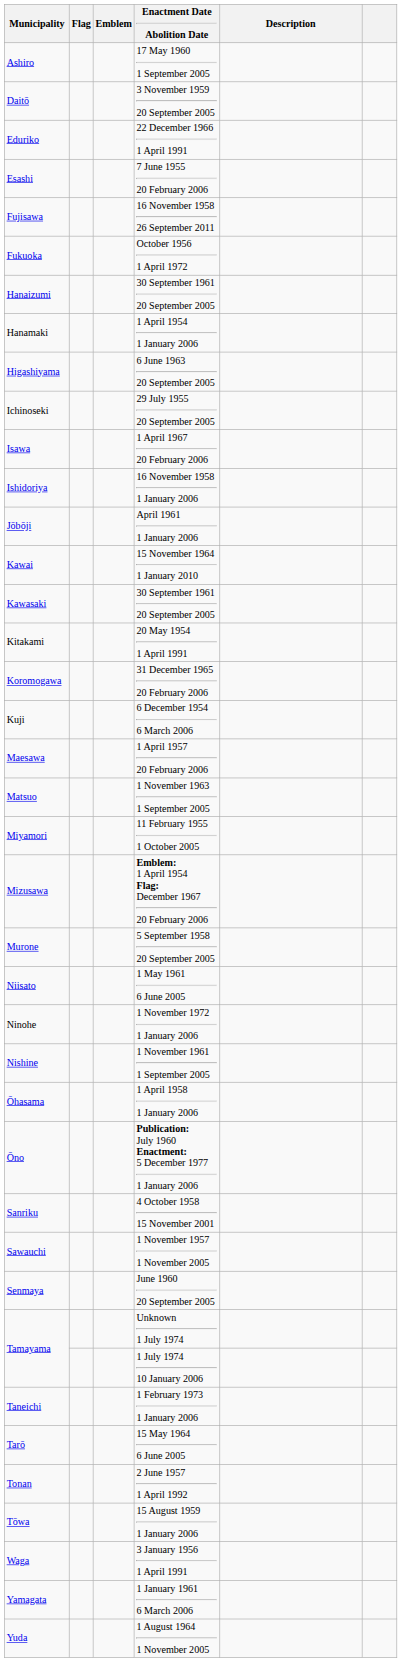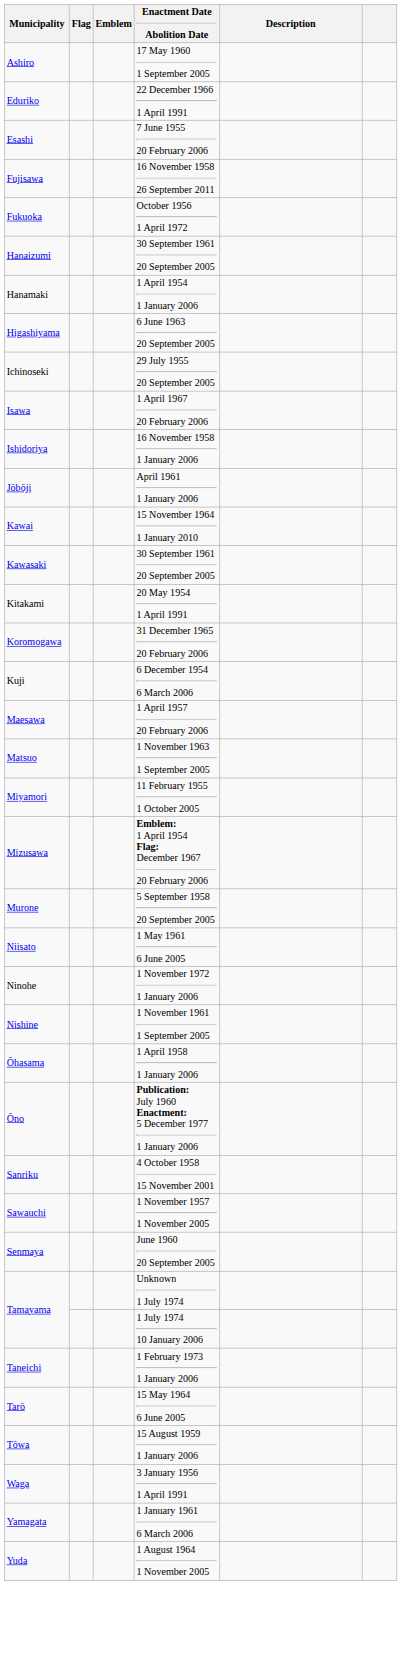- row: (18, 101)
- row: (19, 1483)
